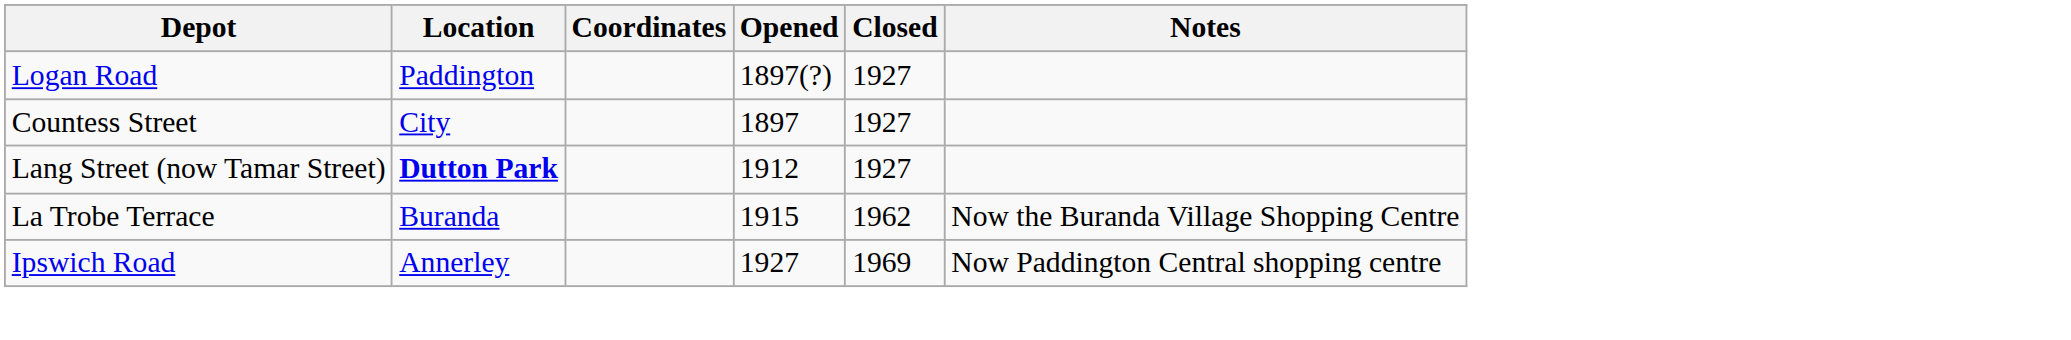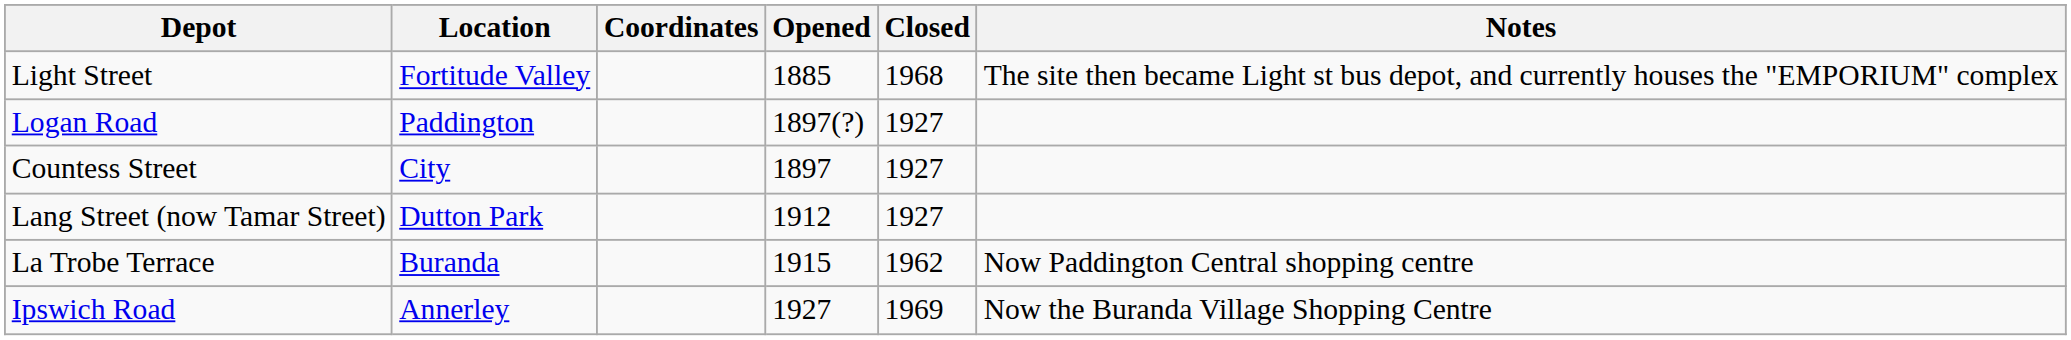+ row: (82, 74)
(479, 168) bold -> (471, 215) normal
(1205, 215) Now the Buranda Village Shopping Centre -> (1229, 262) Now Paddington Central shopping centre
(1196, 262) Now Paddington Central shopping centre -> (1238, 309) Now the Buranda Village Shopping Centre
